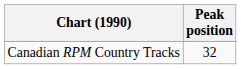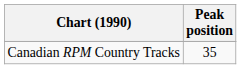(210, 52) 32 -> (210, 52) 35
